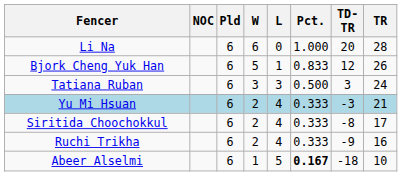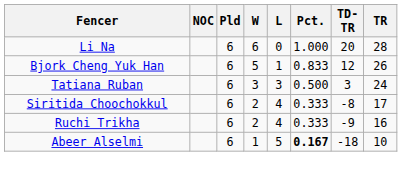- row: (97, 104)
